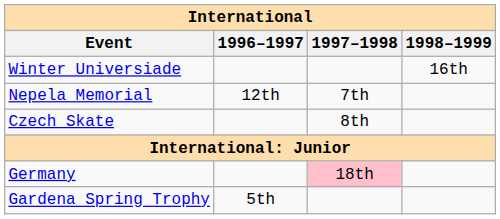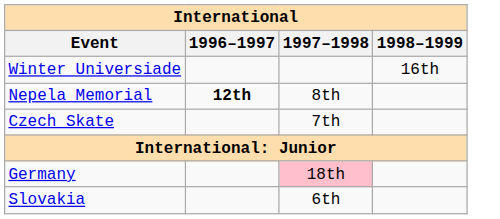(261, 96) normal -> (232, 96) bold
(355, 96) 7th -> (326, 96) 8th
(355, 122) 8th -> (326, 122) 7th
+ row: (47, 200)
- row: (109, 200)
